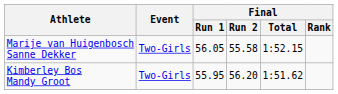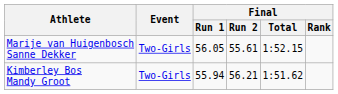(243, 49) 55.58 -> (243, 49) 55.61
(210, 76) 55.95 -> (210, 76) 55.94
(243, 76) 56.20 -> (243, 76) 56.21
